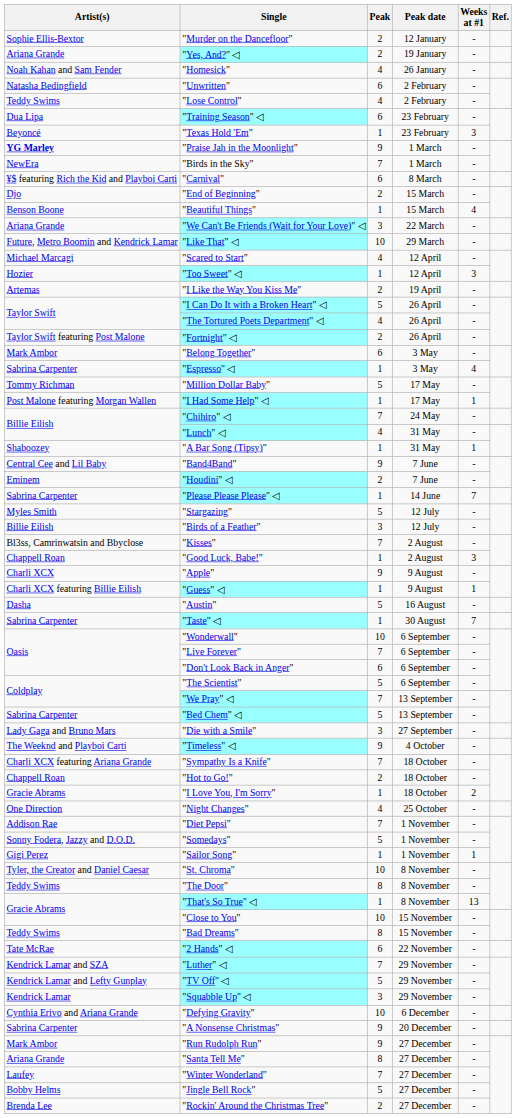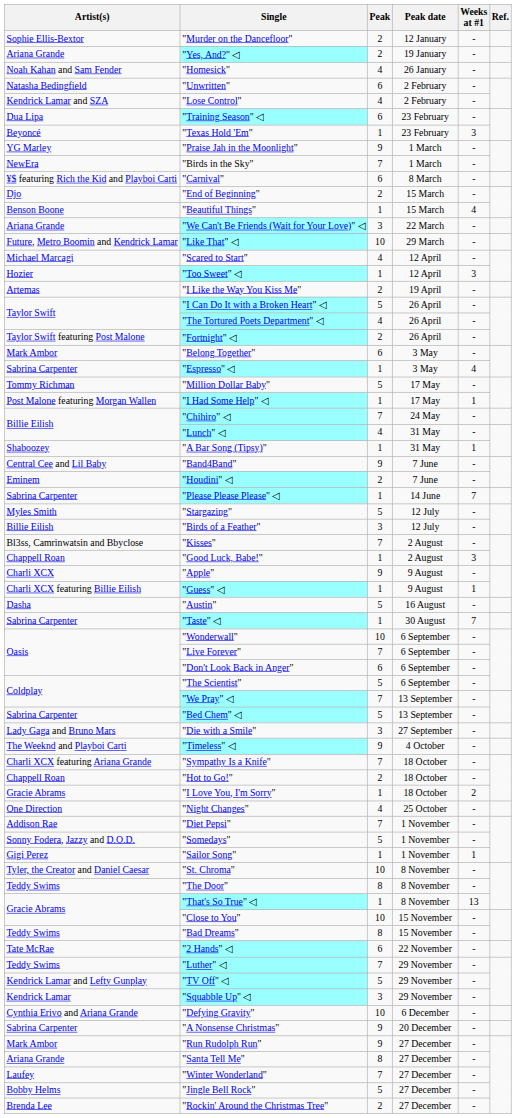(33, 101) Teddy Swims -> (57, 101) Kendrick Lamar and SZA
(30, 148) bold -> (29, 148) normal
(57, 965) Kendrick Lamar and SZA -> (33, 965) Teddy Swims
